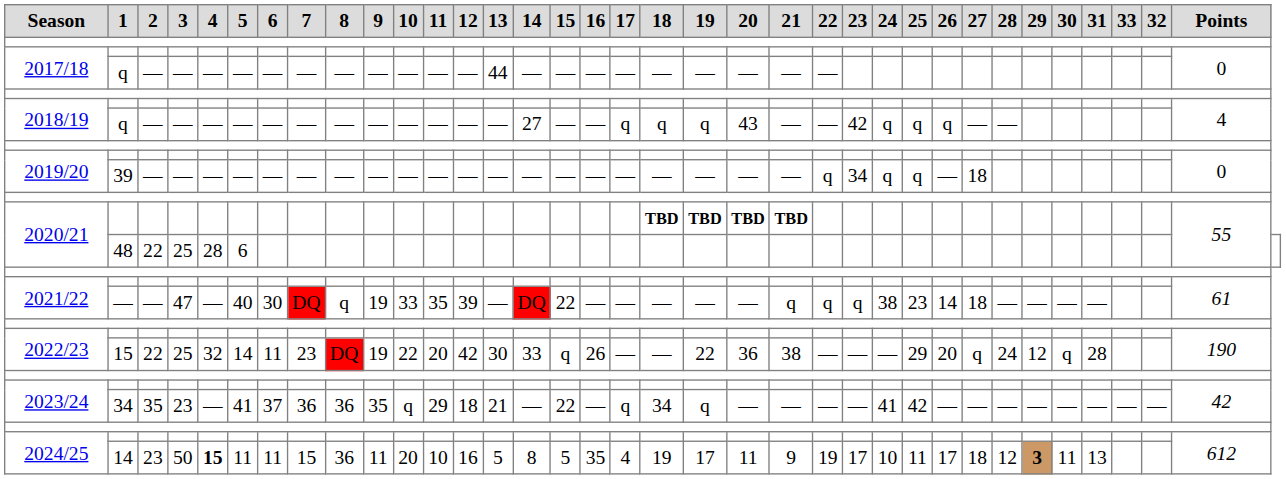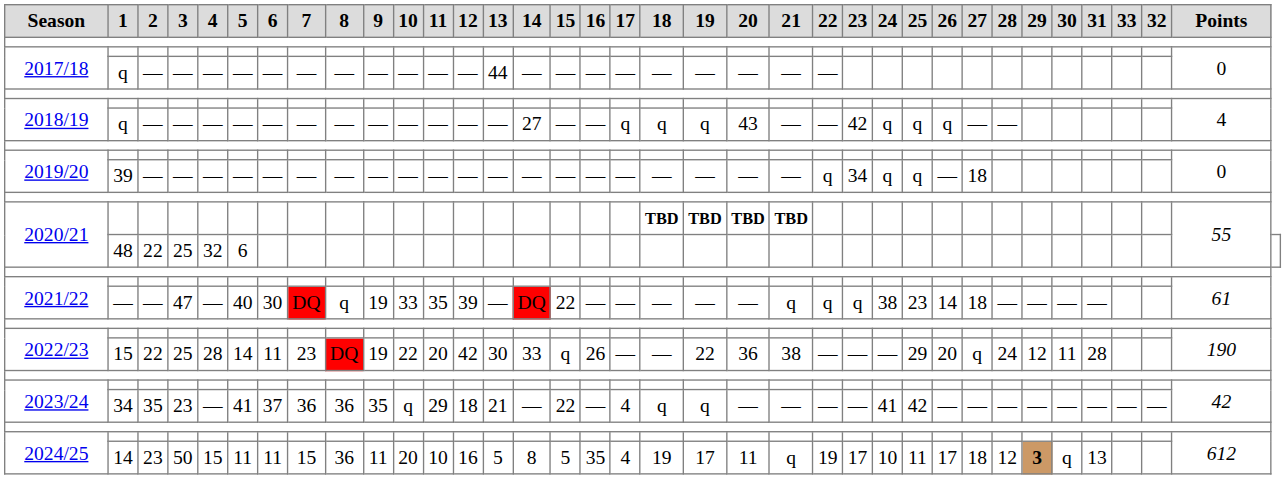(213, 250) 28 -> (213, 250) 32
(213, 354) 32 -> (213, 354) 28
(1067, 354) q -> (1067, 354) 11
(625, 405) q -> (625, 405) 4
(662, 405) 34 -> (662, 405) q
(213, 457) bold -> (213, 457) normal
(791, 457) 9 -> (791, 457) q
(1067, 457) 11 -> (1067, 457) q
